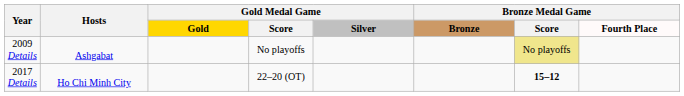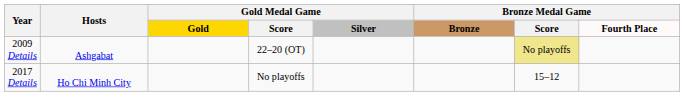(281, 50) No playoffs -> (281, 50) 22–20 (OT)
(281, 77) 22–20 (OT) -> (281, 77) No playoffs
(547, 77) bold -> (547, 77) normal
